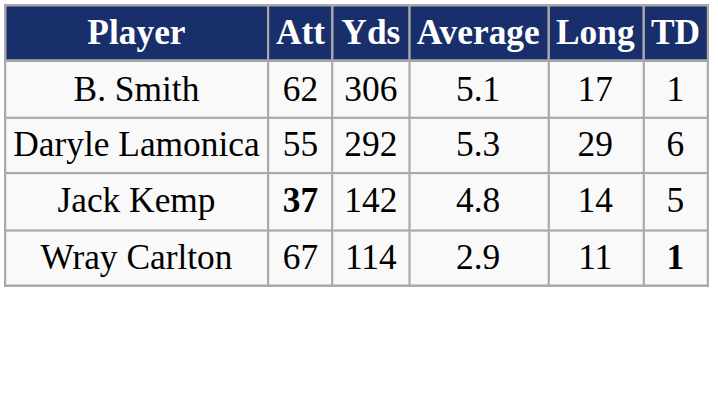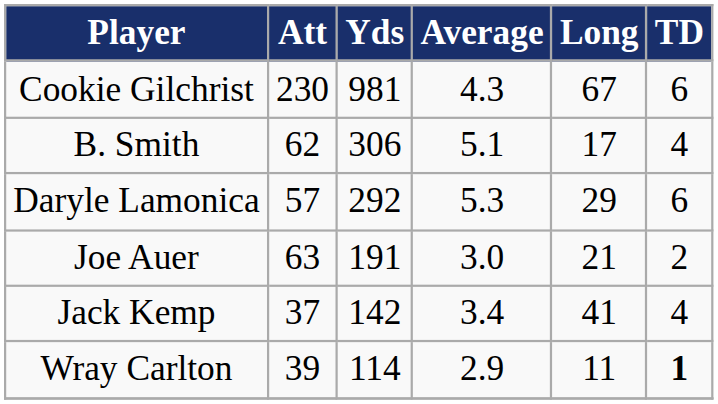+ row: (136, 88)
(675, 88) 1 -> (679, 144) 4
(301, 144) 55 -> (302, 200) 57
+ row: (136, 256)
(301, 200) bold -> (302, 312) normal
(478, 200) 4.8 -> (482, 312) 3.4
(595, 200) 14 -> (599, 312) 41
(675, 200) 5 -> (679, 312) 4
(301, 256) 67 -> (302, 369) 39
